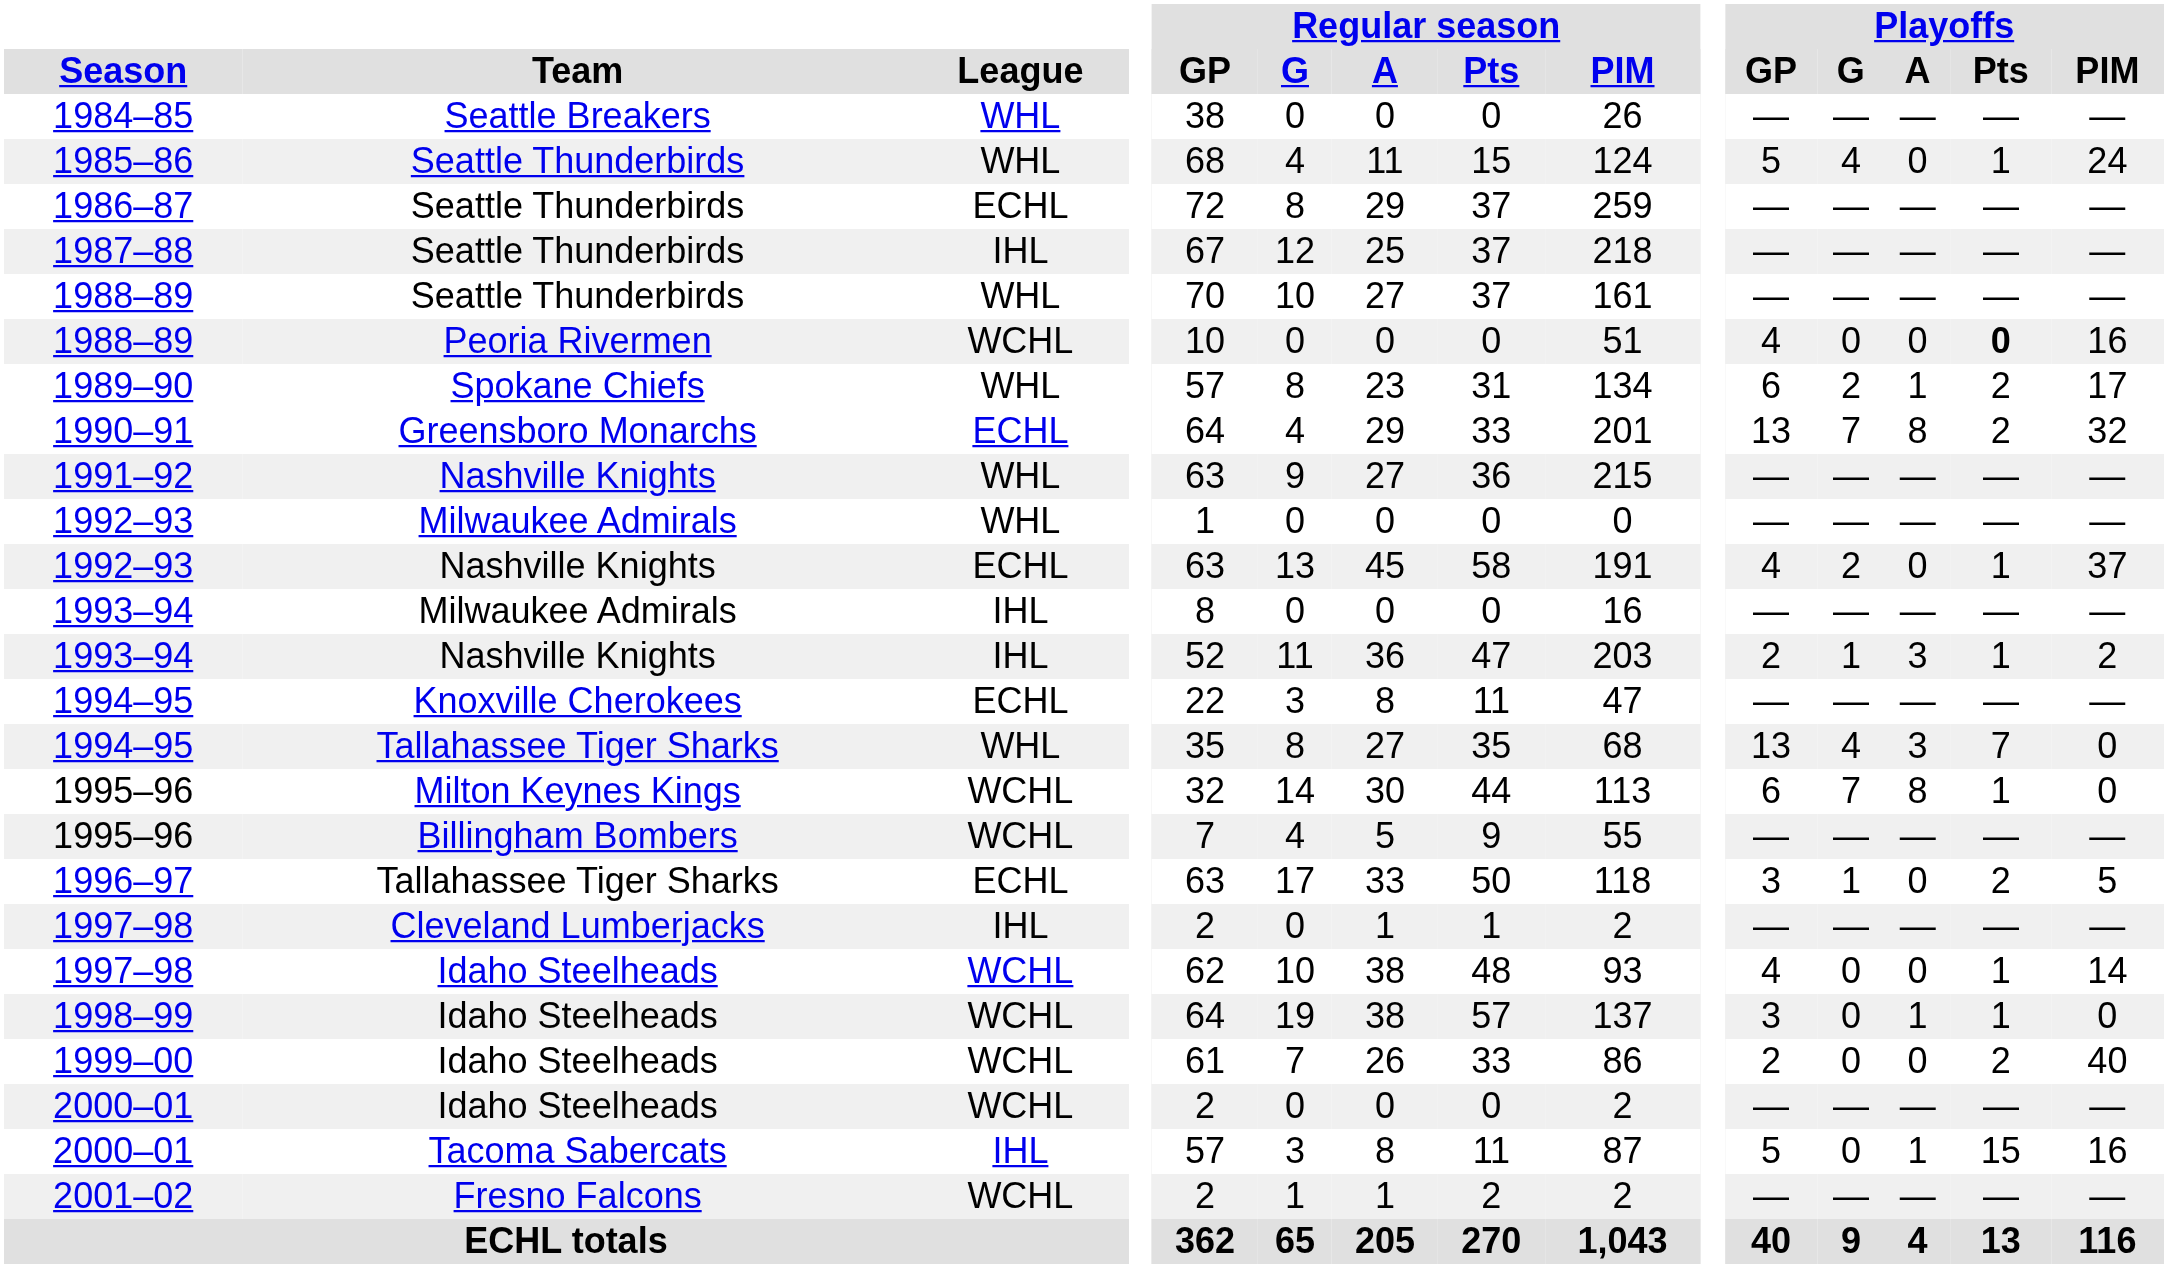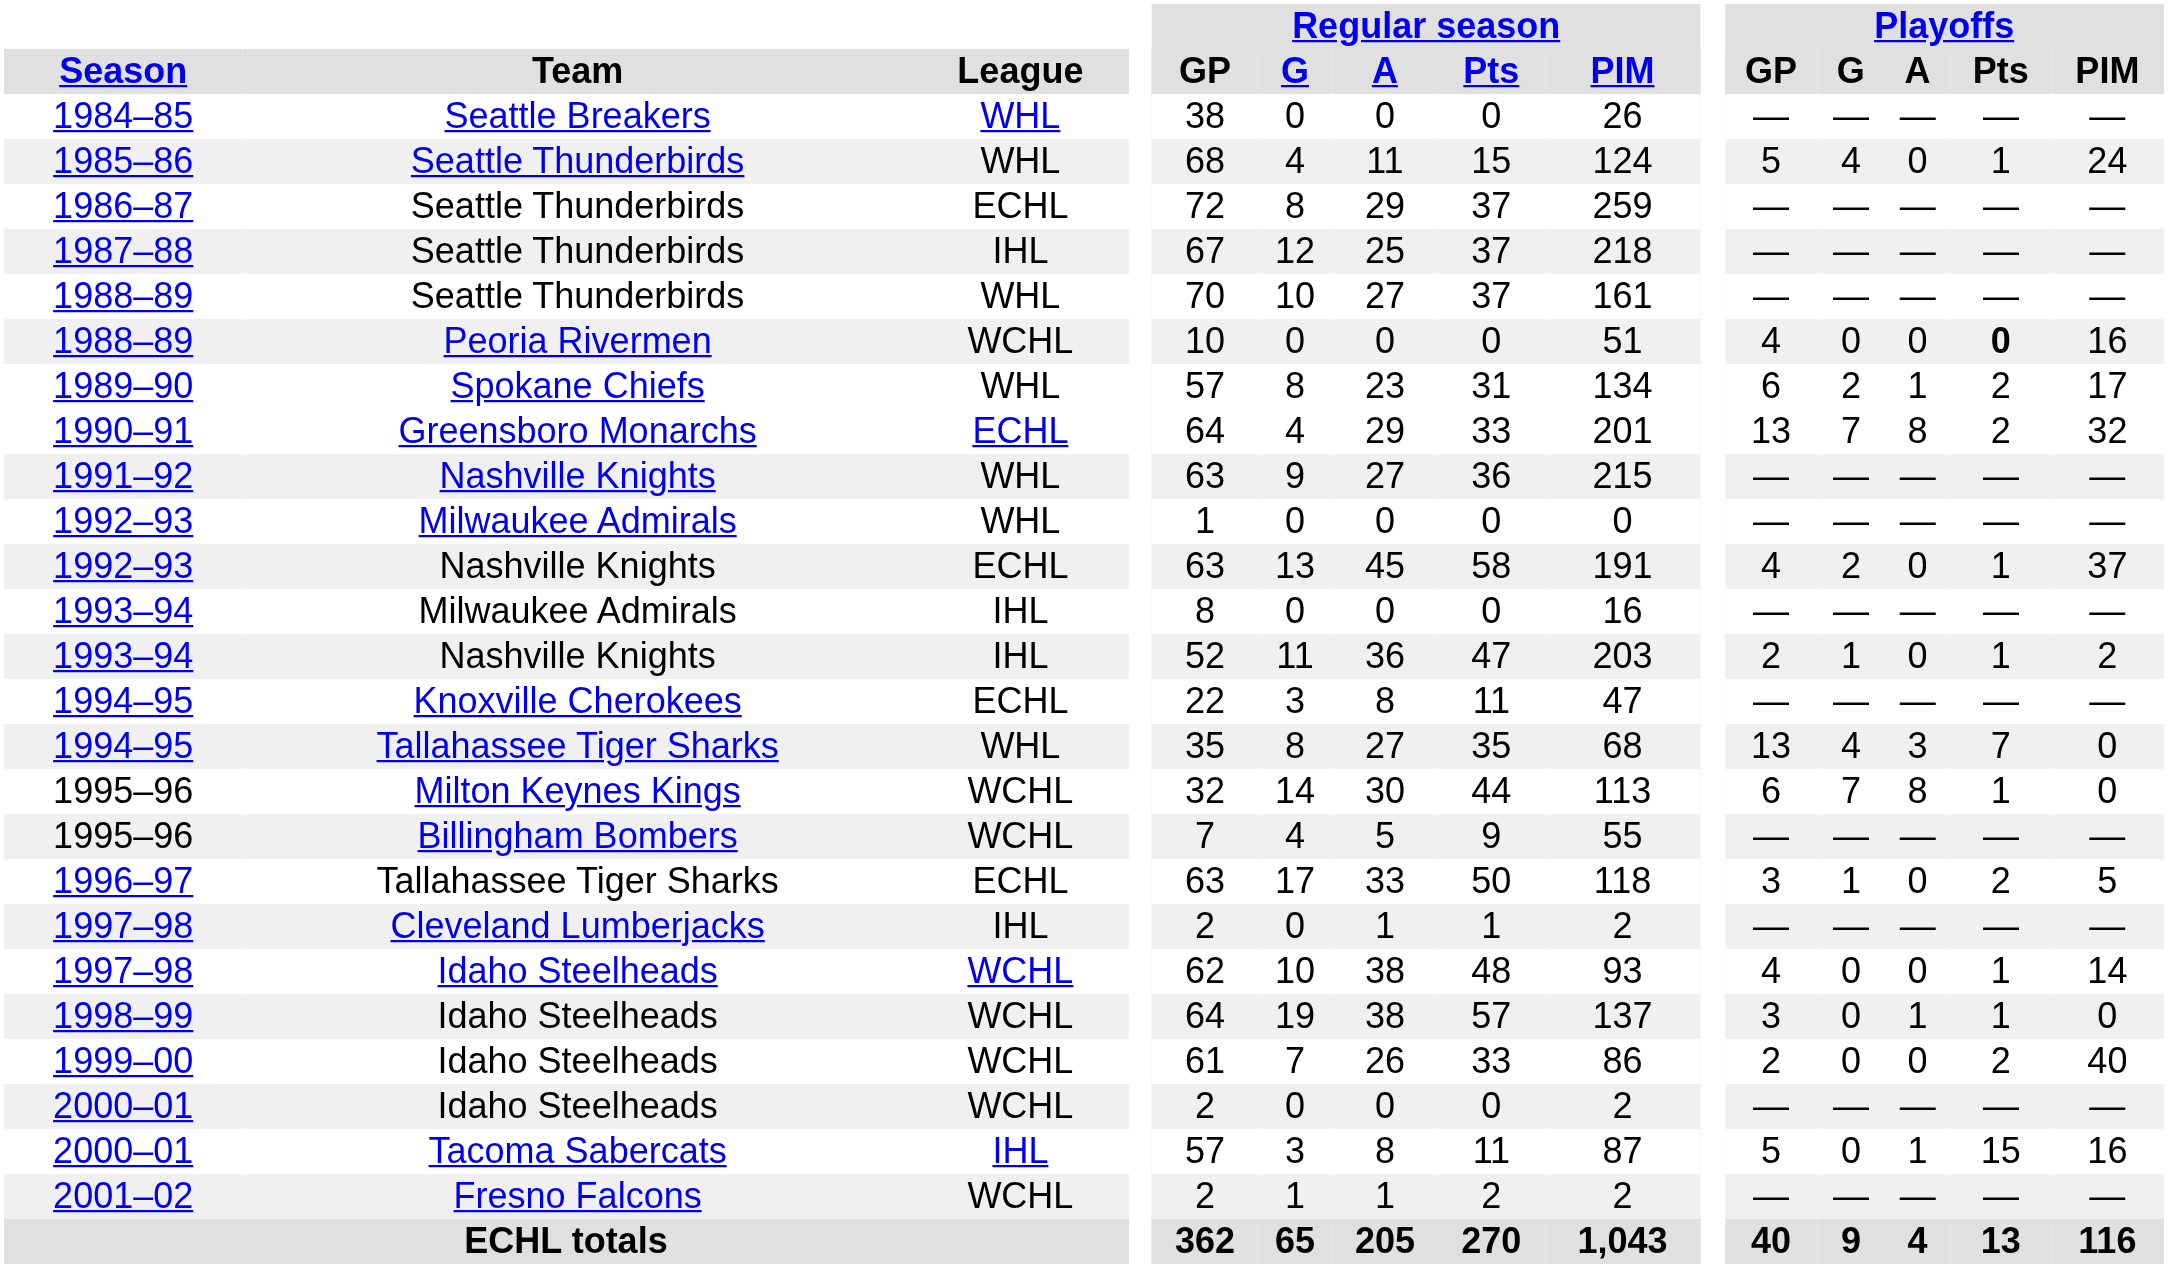(1918, 655) 3 -> (1918, 655) 0
